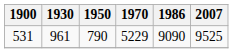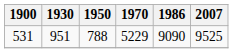(60, 36) 961 -> (60, 36) 951
(97, 36) 790 -> (97, 36) 788
